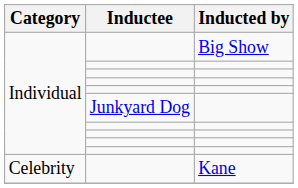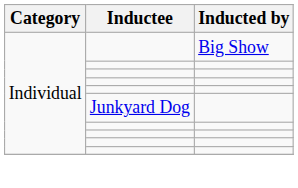- row: (140, 169)
